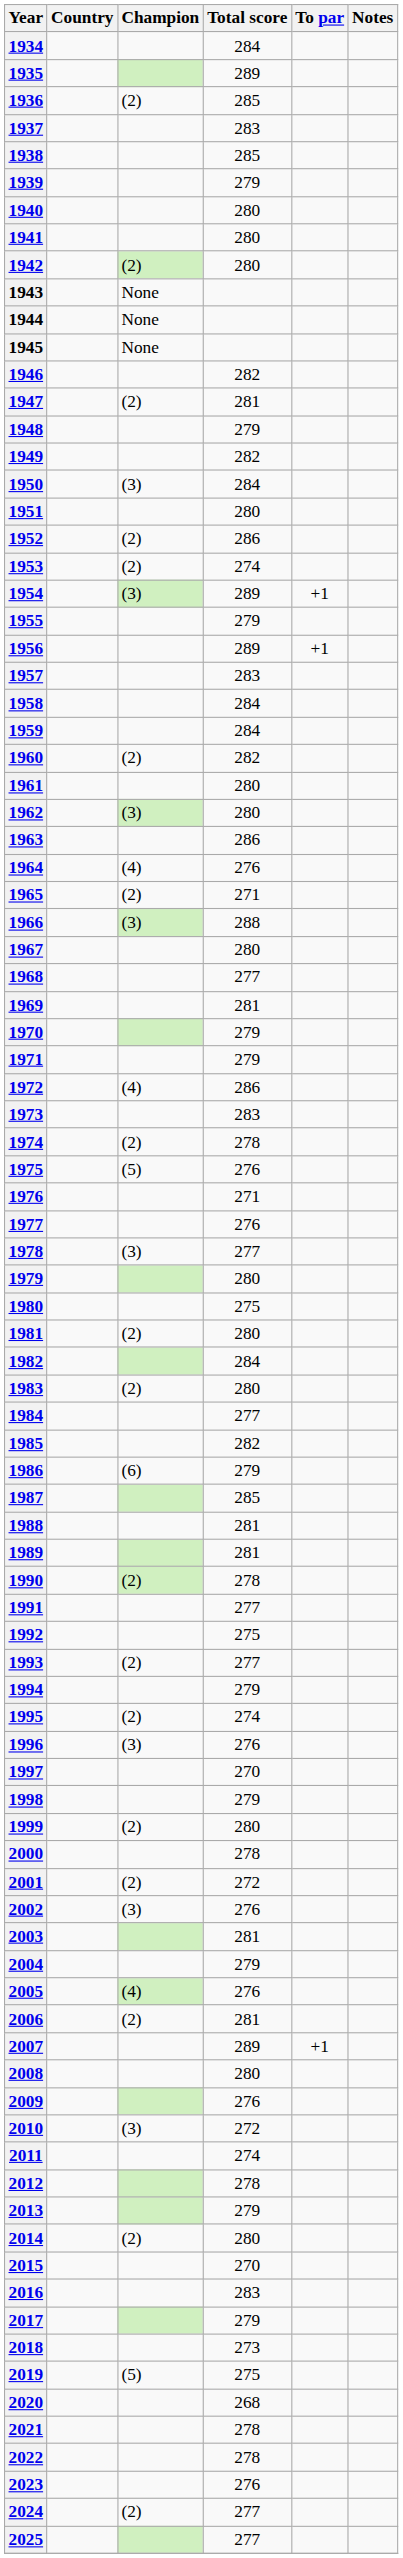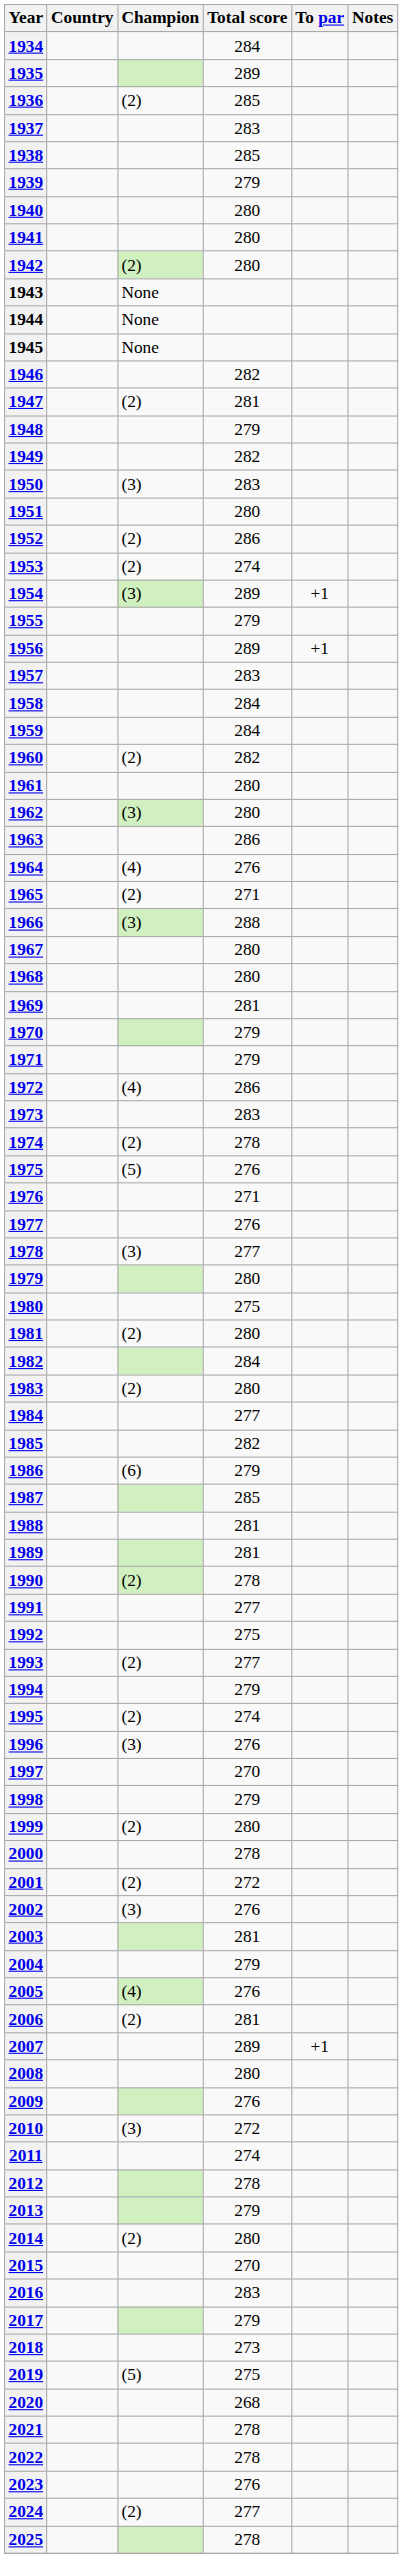(247, 484) 284 -> (247, 484) 283
(247, 977) 277 -> (247, 977) 280
(247, 2539) 277 -> (247, 2539) 278
